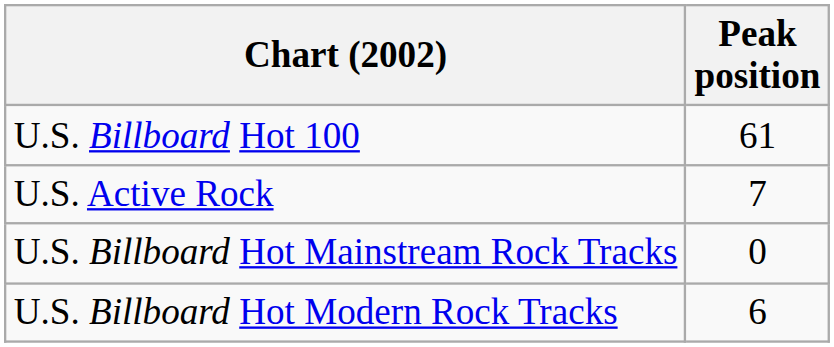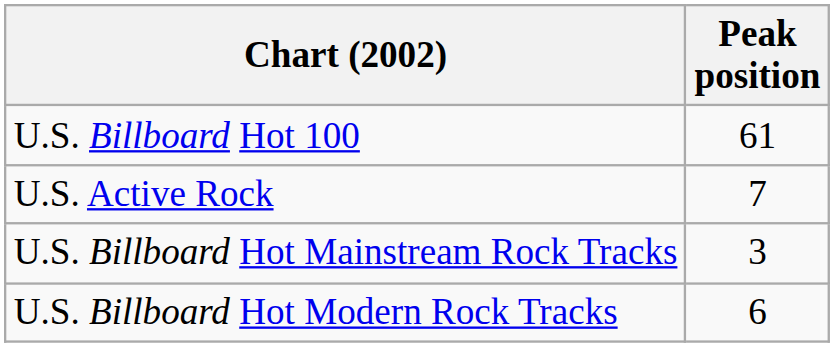(757, 252) 0 -> (757, 252) 3
